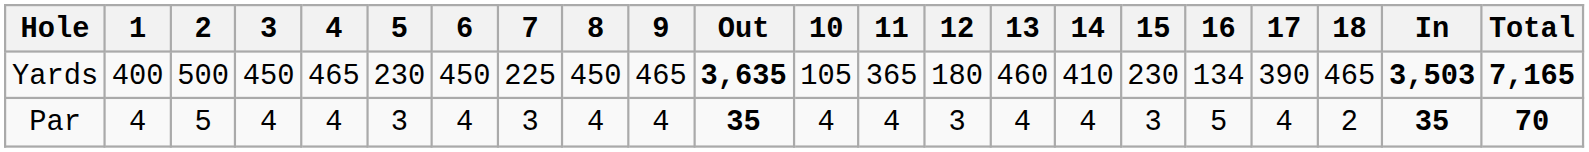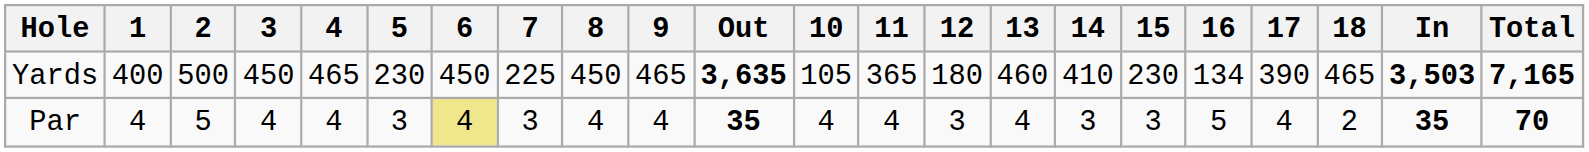(465, 122) no background -> (465, 122) khaki background
(1088, 122) 4 -> (1088, 122) 3
